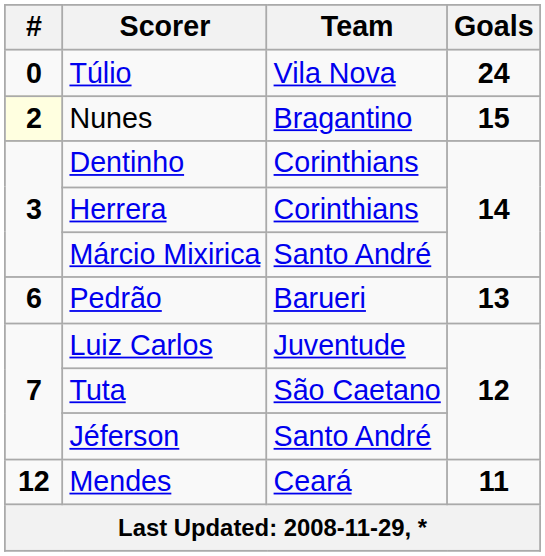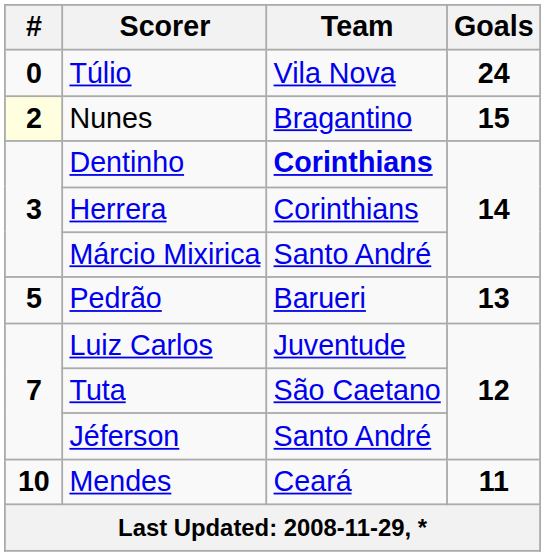(346, 163) normal -> (353, 163) bold
(34, 299) 6 -> (34, 299) 5
(34, 481) 12 -> (34, 481) 10
